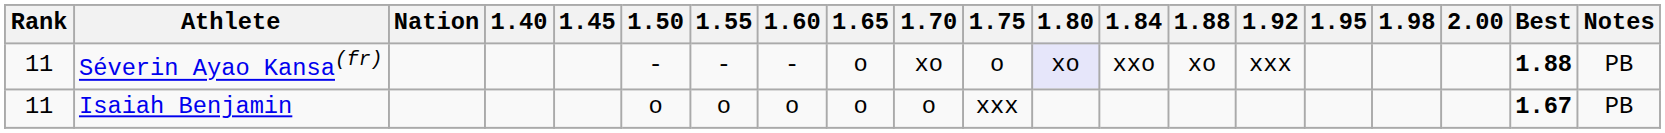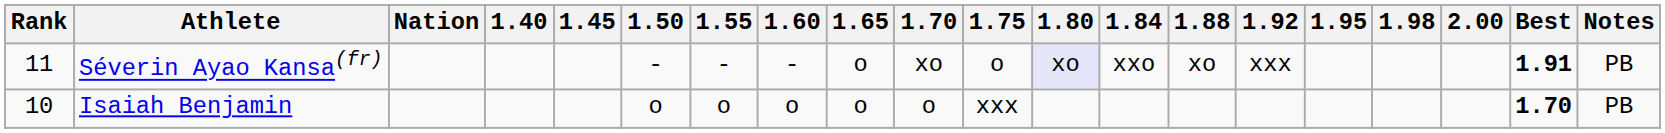(1544, 67) 1.88 -> (1544, 67) 1.91
(39, 109) 11 -> (39, 109) 10
(1544, 109) 1.67 -> (1544, 109) 1.70
